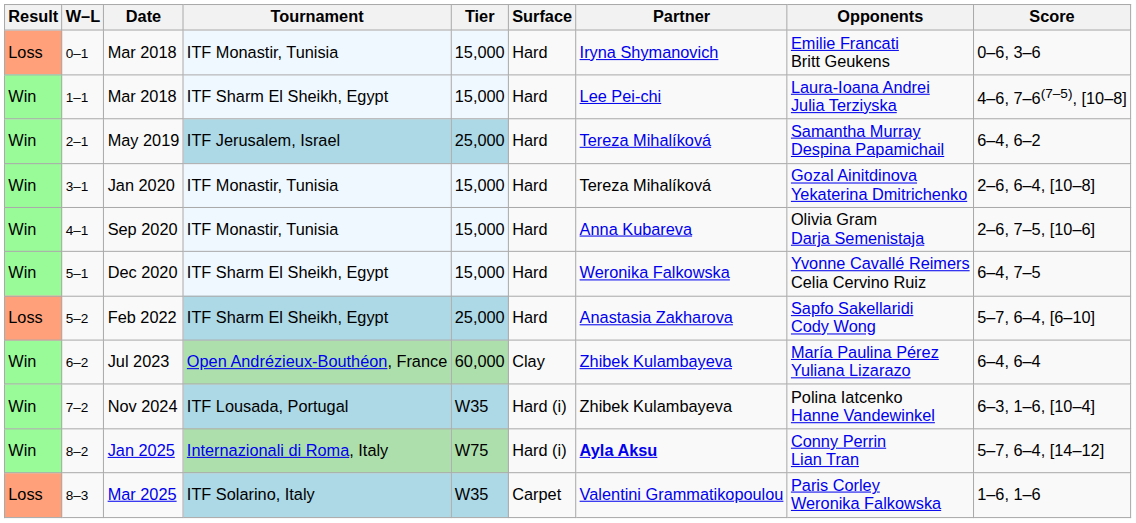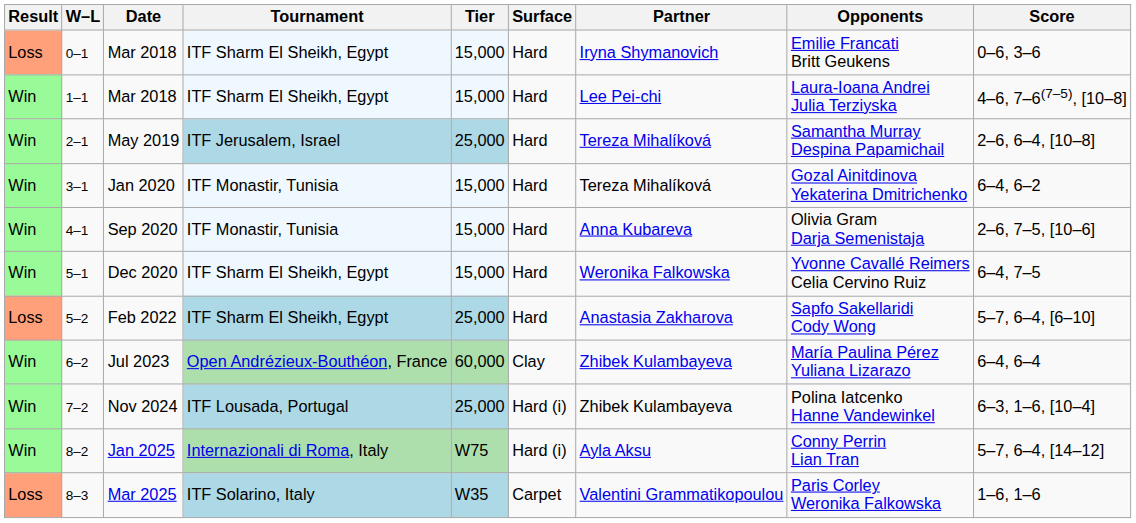(263, 52) ITF Monastir, Tunisia -> (288, 52) ITF Sharm El Sheikh, Egypt
(1009, 140) 6–4, 6–2 -> (1036, 140) 2–6, 6–4, [10–8]
(1036, 185) 2–6, 6–4, [10–8] -> (1009, 185) 6–4, 6–2
(472, 406) W35 -> (480, 406) 25,000
(618, 450) bold -> (615, 450) normal
